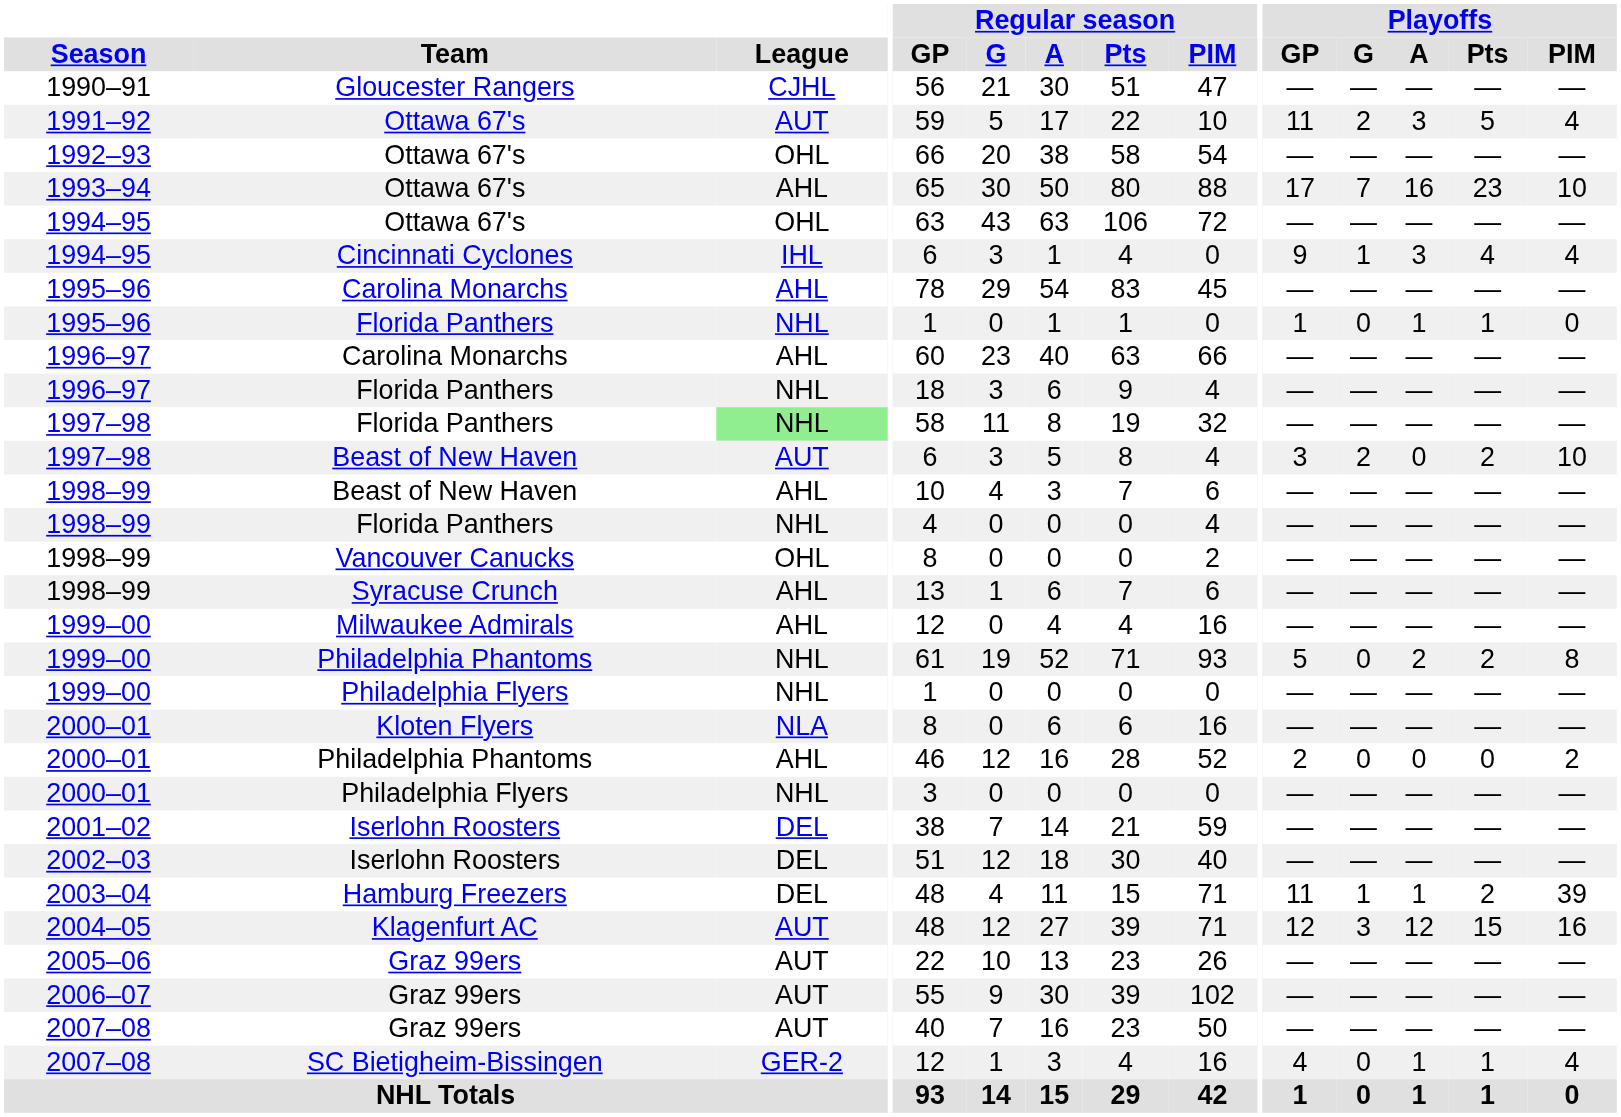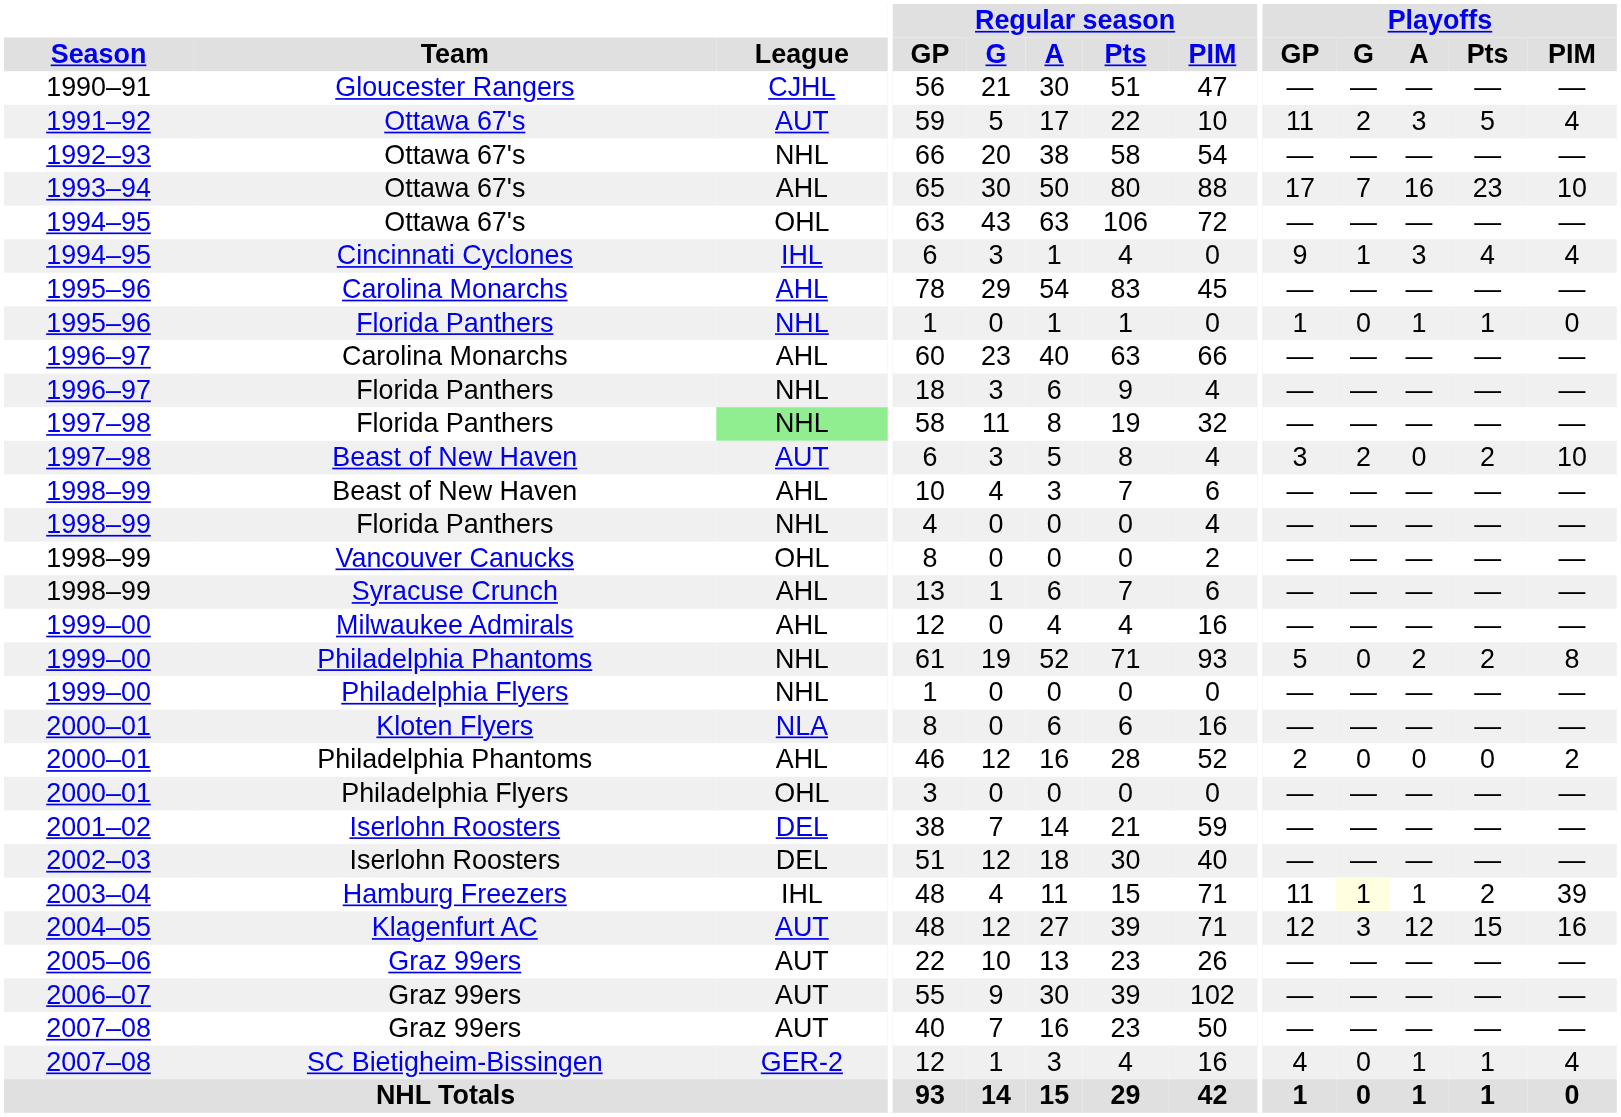(802, 154) OHL -> (802, 154) NHL
(802, 793) NHL -> (802, 793) OHL
(802, 894) DEL -> (802, 894) IHL
(1363, 894) no background -> (1363, 894) lightyellow background
